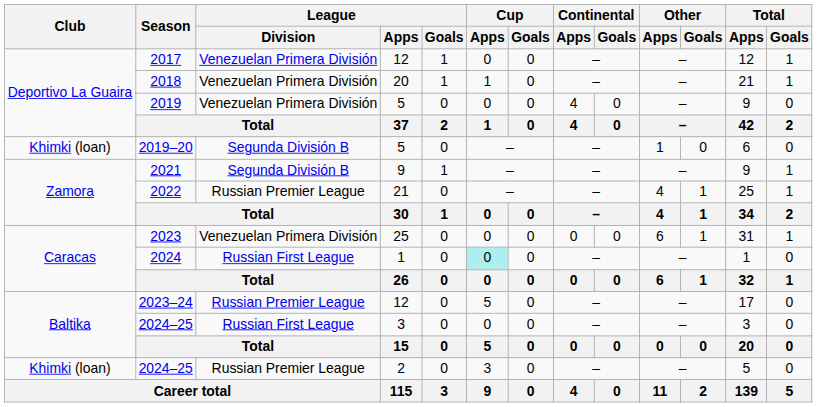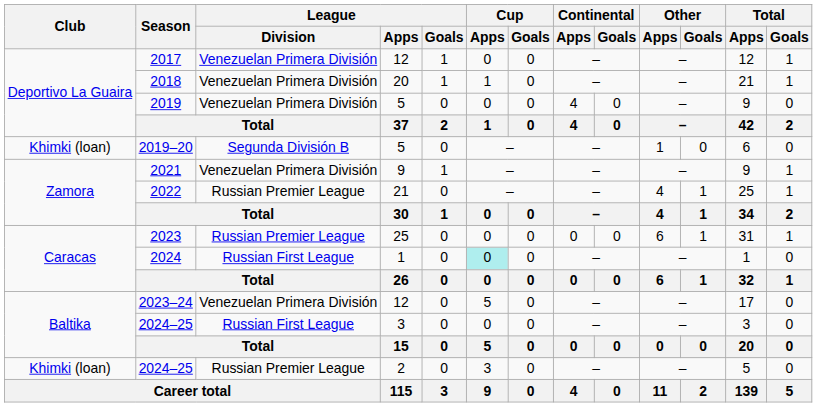(288, 170) Segunda División B -> (288, 170) Venezuelan Primera División
(288, 236) Venezuelan Primera División -> (288, 236) Russian Premier League
(288, 302) Russian Premier League -> (288, 302) Venezuelan Primera División
